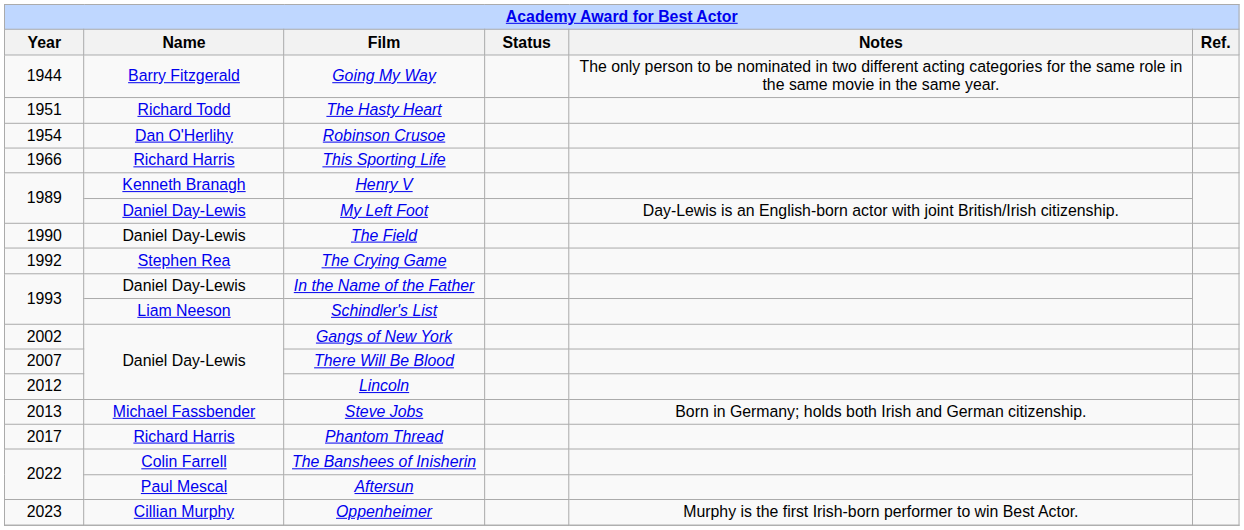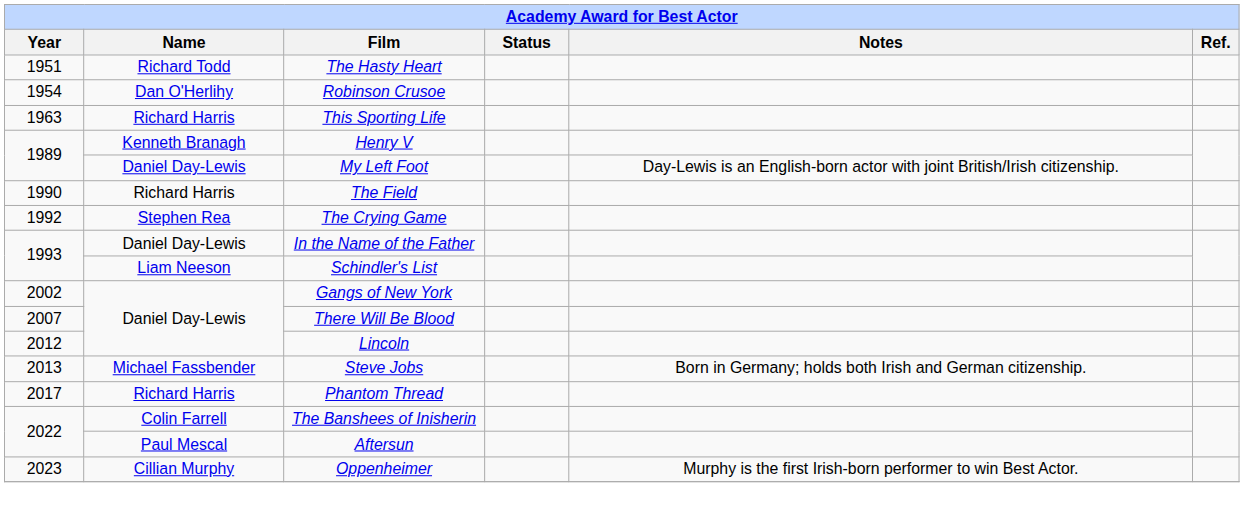- row: (384, 76)
(44, 160) 1966 -> (44, 117) 1963
(184, 235) Daniel Day-Lewis -> (184, 192) Richard Harris
